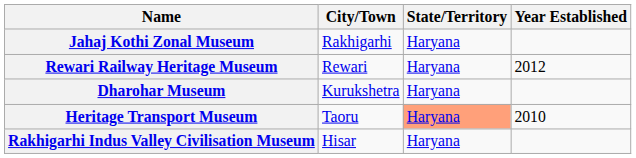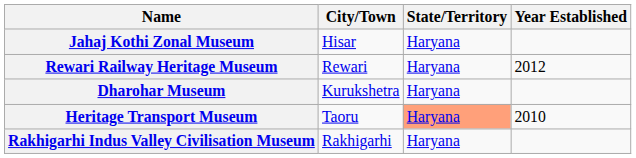(357, 41) Rakhigarhi -> (339, 41) Hisar
(339, 141) Hisar -> (357, 141) Rakhigarhi
